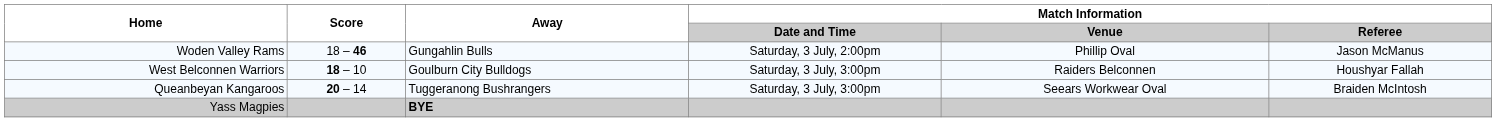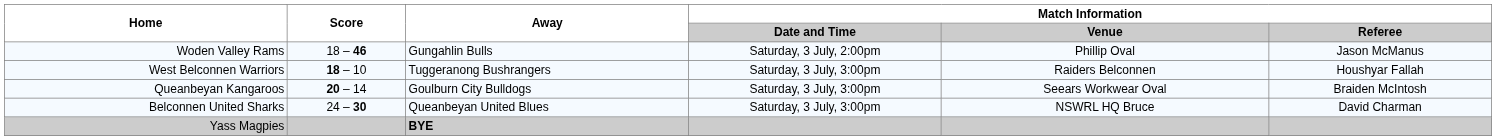(470, 70) Goulburn City Bulldogs -> (480, 70) Tuggeranong Bushrangers
(480, 88) Tuggeranong Bushrangers -> (470, 88) Goulburn City Bulldogs
+ row: (217, 107)
